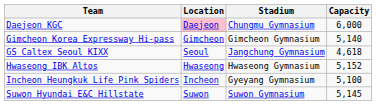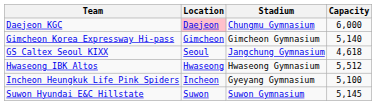(349, 66) 5,152 -> (349, 66) 5,512
